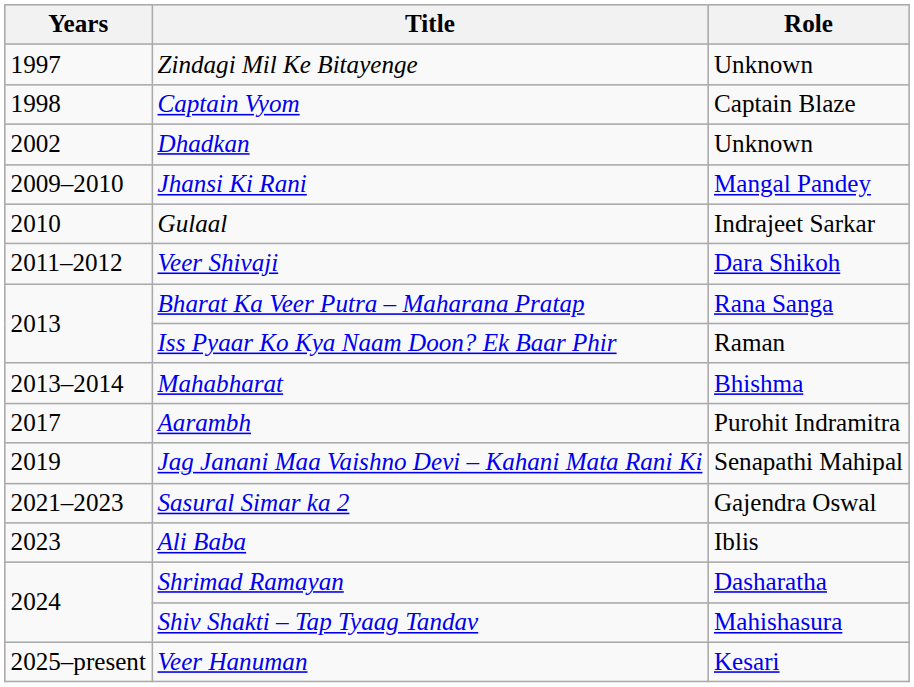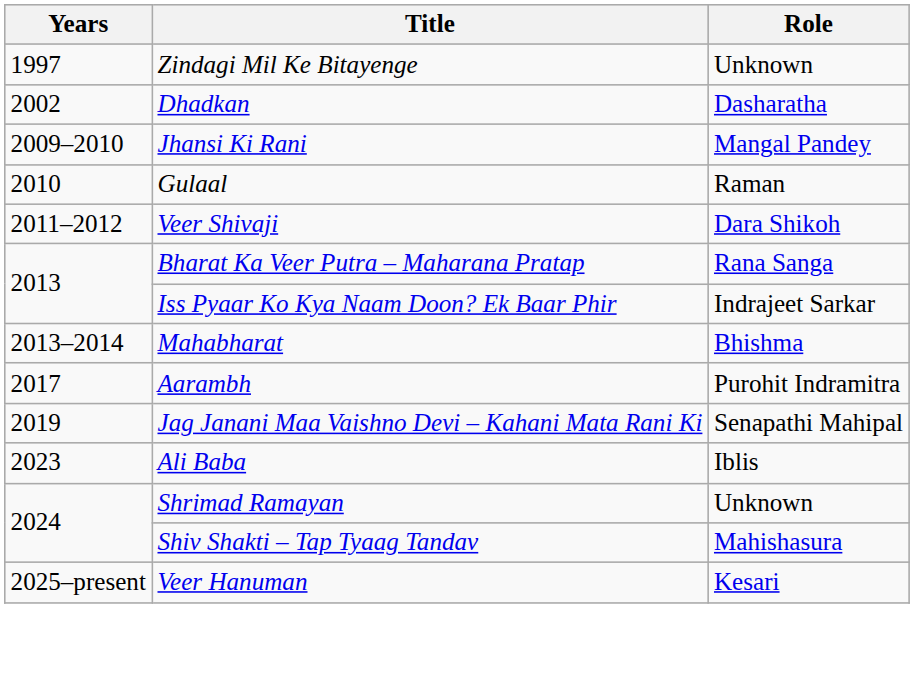- row: (229, 104)
(764, 143) Unknown -> (770, 104) Dasharatha
(795, 223) Indrajeet Sarkar -> (750, 183) Raman
(750, 343) Raman -> (795, 303) Indrajeet Sarkar
- row: (253, 502)
(770, 582) Dasharatha -> (764, 502) Unknown
